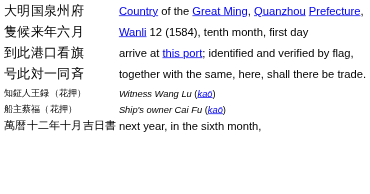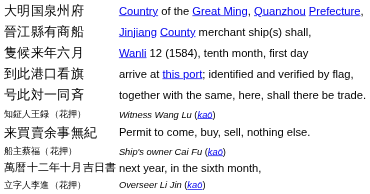+ row: (44, 32)
+ row: (51, 132)
+ row: (45, 184)
